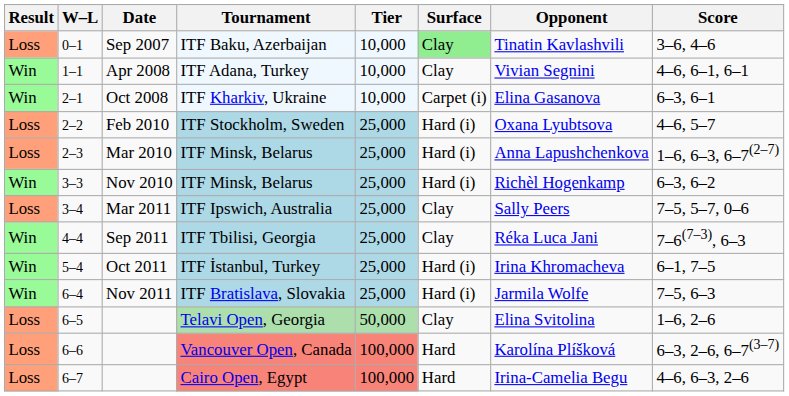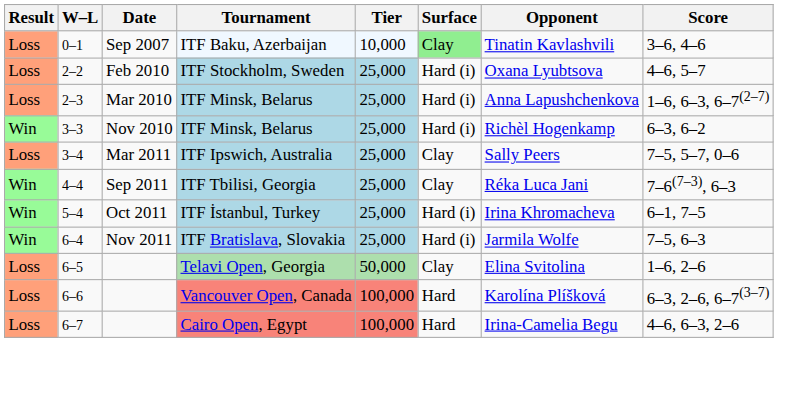- row: (72, 72)
- row: (72, 98)
